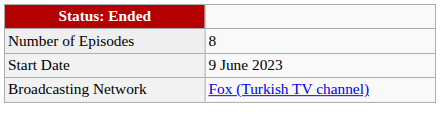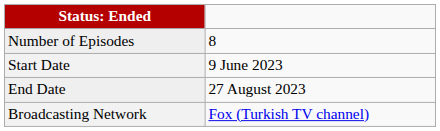+ row: (37, 89)
